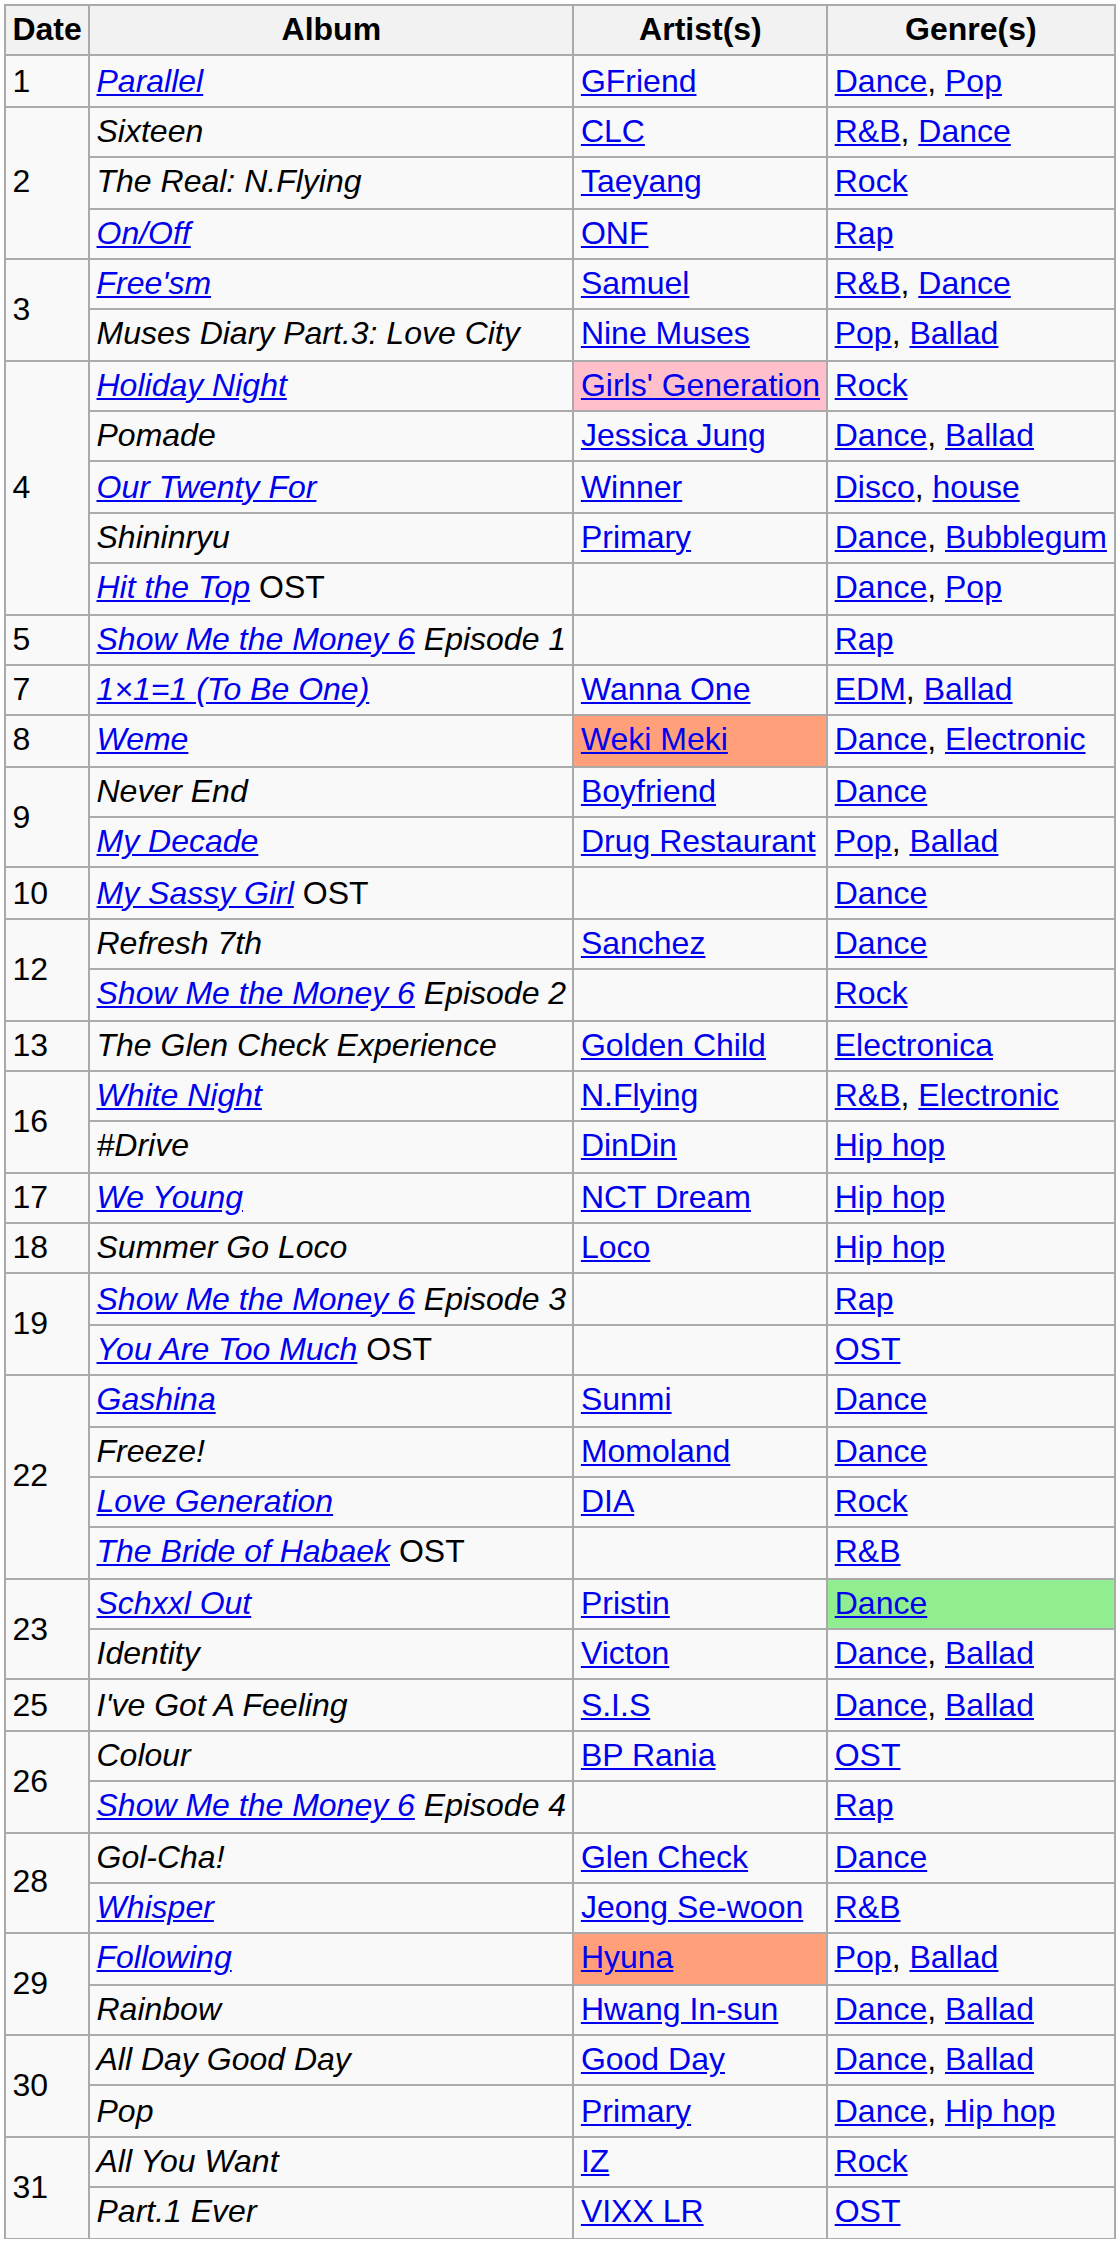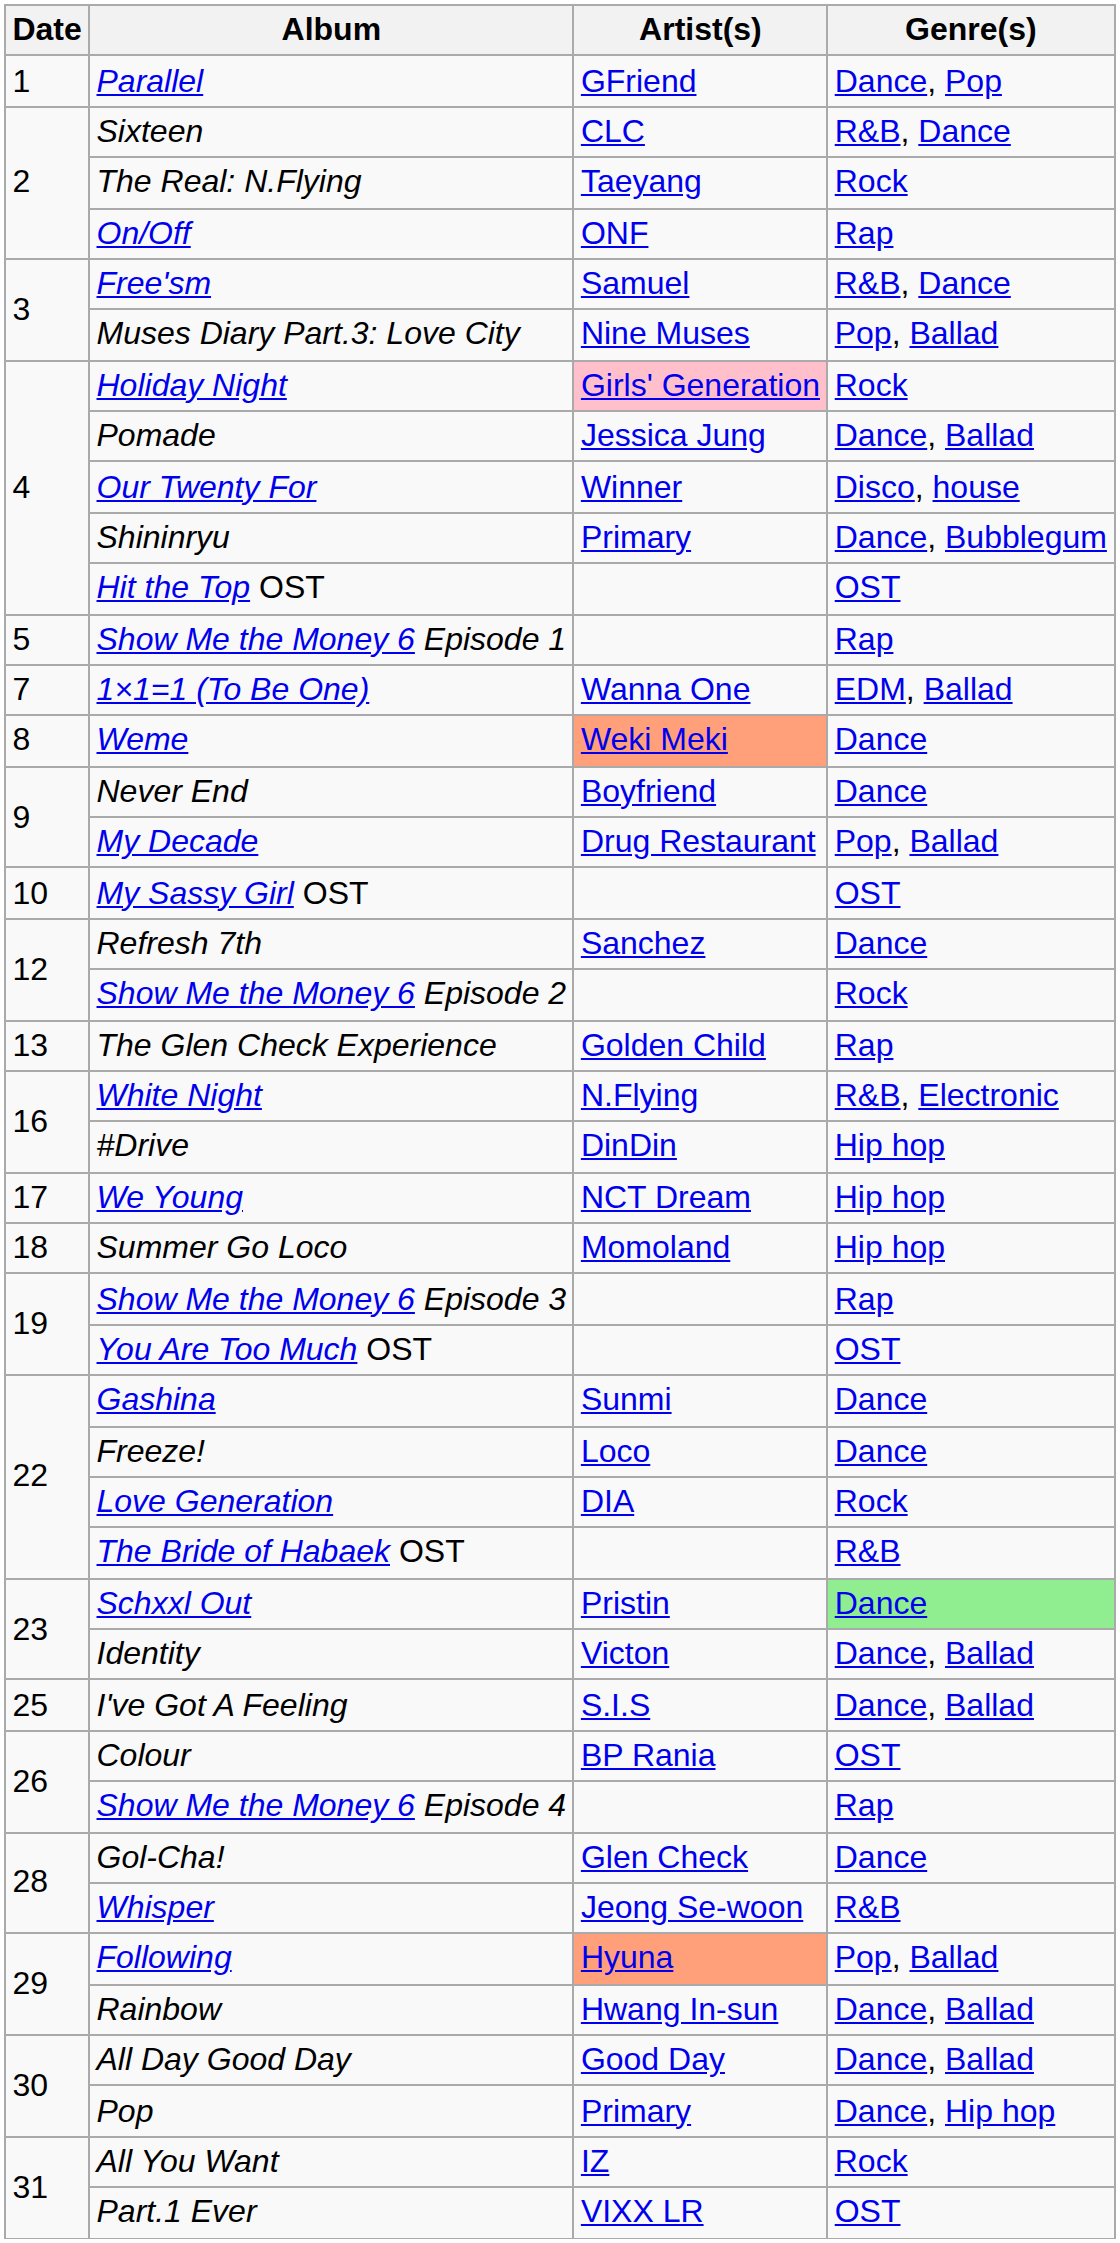(918, 588) Dance, Pop -> (868, 588) OST
(960, 740) Dance, Electronic -> (881, 740) Dance
(881, 892) Dance -> (868, 892) OST
(914, 1044) Electronica -> (864, 1044) Rap
(616, 1247) Loco -> (656, 1247) Momoland
(656, 1450) Momoland -> (616, 1450) Loco
